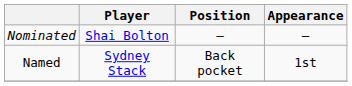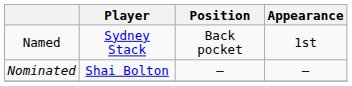rows swapped: (42, 63) <-> (42, 35)
